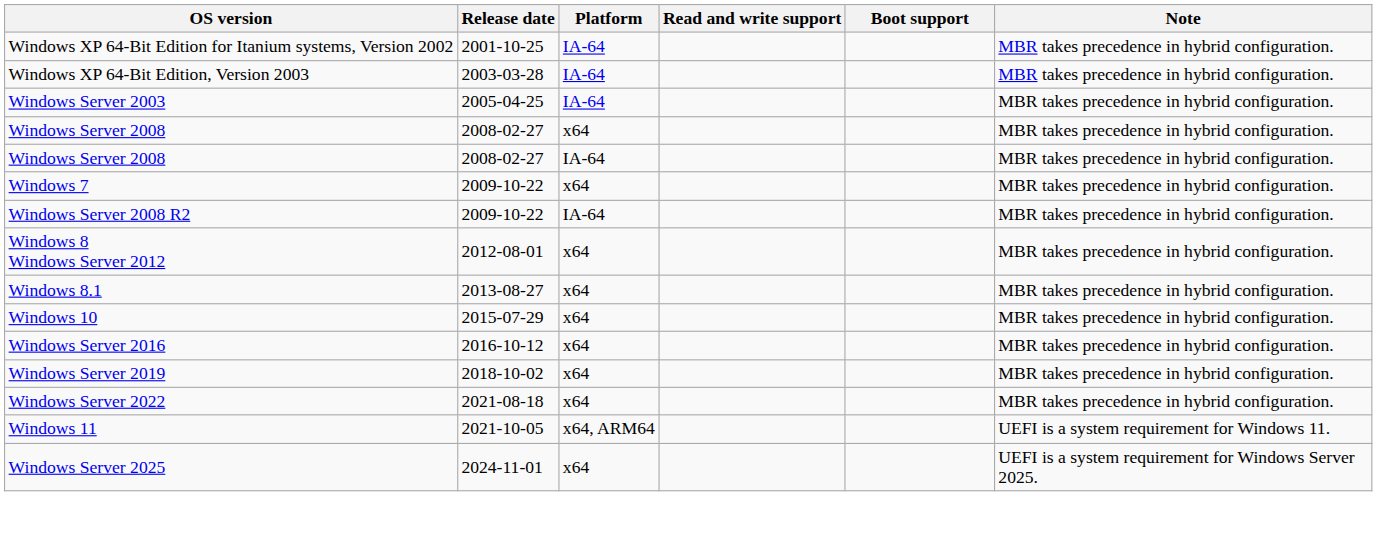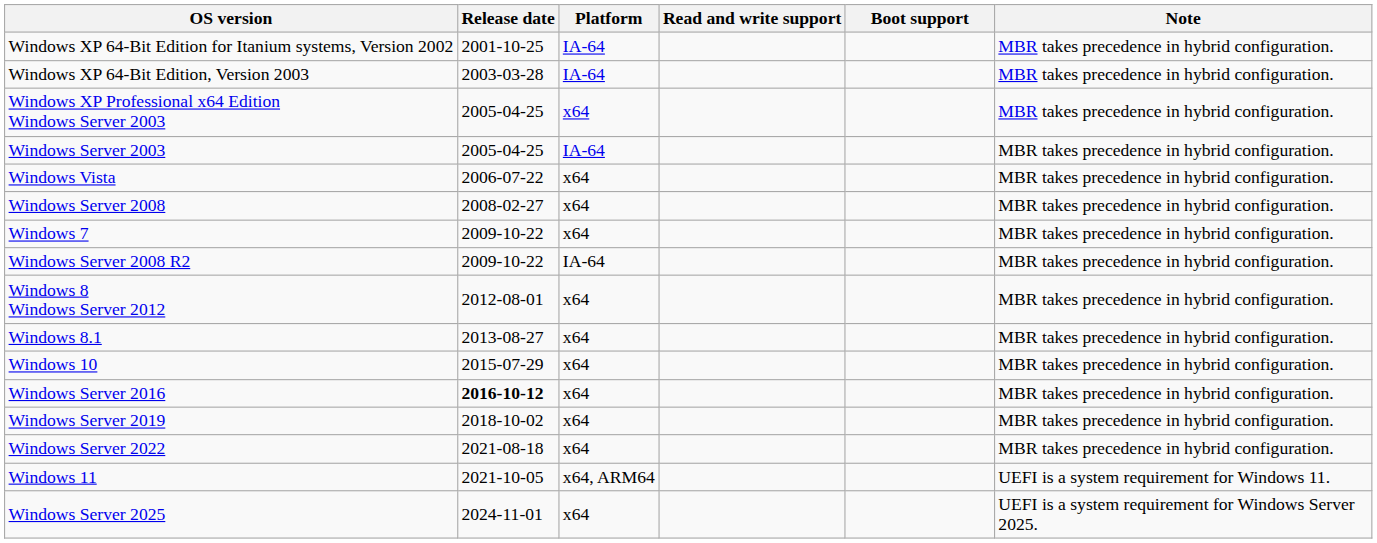+ row: (144, 112)
+ row: (62, 177)
- row: (87, 158)
(502, 345) normal -> (502, 393) bold
